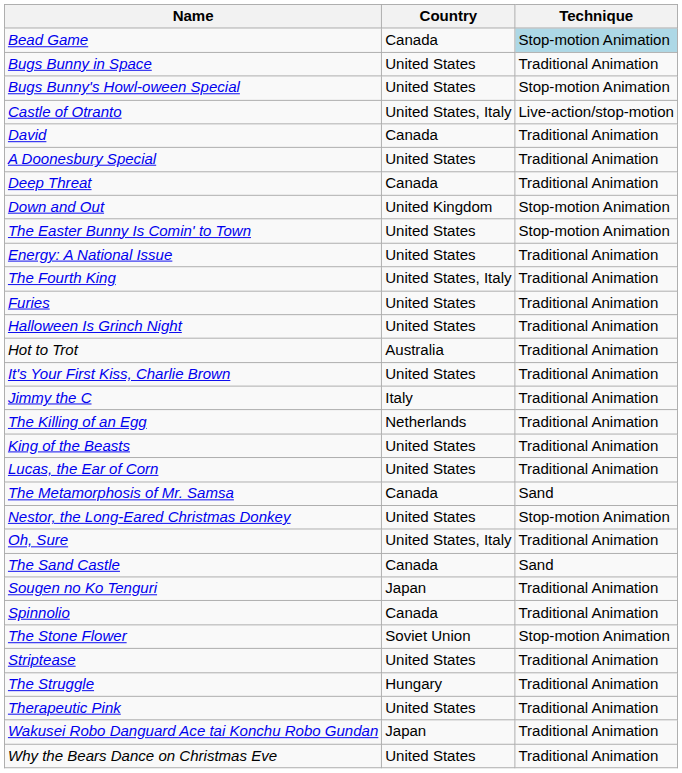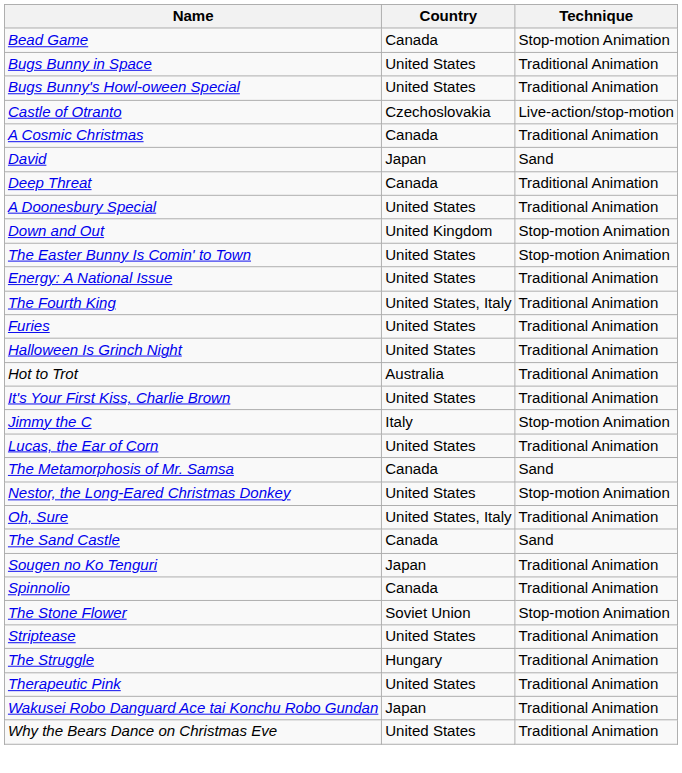(594, 40) lightblue background -> (594, 40) no background
(594, 87) Stop-motion Animation -> (588, 87) Traditional Animation
(448, 111) United States, Italy -> (438, 111) Czechoslovakia
+ row: (76, 135)
(412, 135) Canada -> (406, 159) Japan
(588, 135) Traditional Animation -> (536, 159) Sand
rows swapped: (50, 183) <-> (82, 159)
(588, 398) Traditional Animation -> (594, 421) Stop-motion Animation
- row: (77, 421)
- row: (69, 445)
